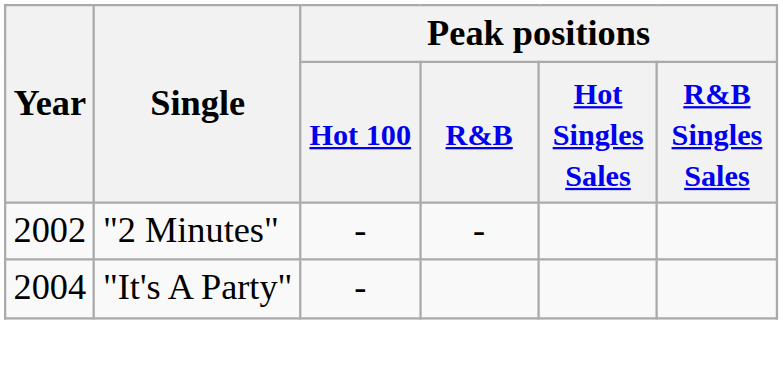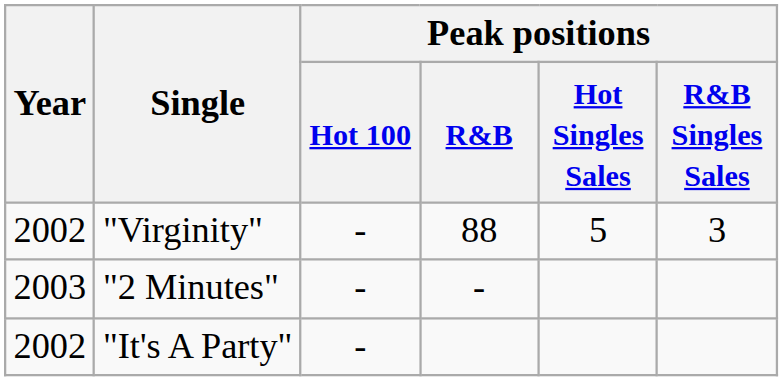+ row: (183, 230)
(50, 230) 2002 -> (50, 287) 2003
(50, 287) 2004 -> (50, 345) 2002
